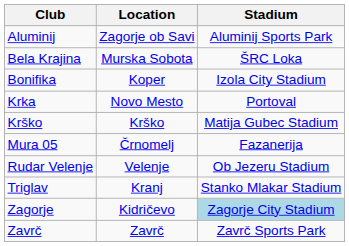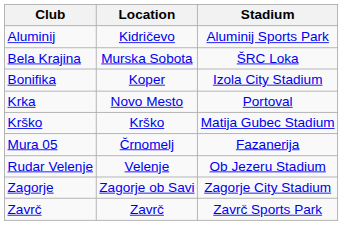(147, 36) Zagorje ob Savi -> (147, 36) Kidričevo
- row: (28, 187)
(147, 209) Kidričevo -> (147, 187) Zagorje ob Savi
(271, 209) lightblue background -> (268, 187) no background
